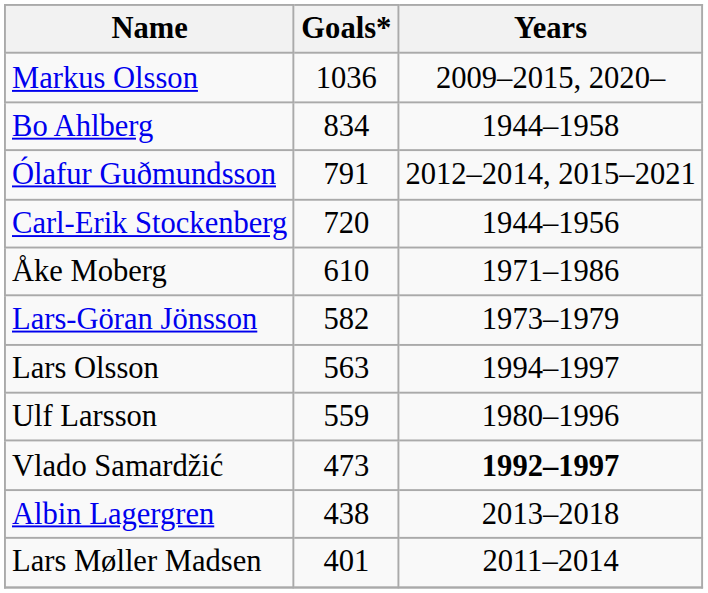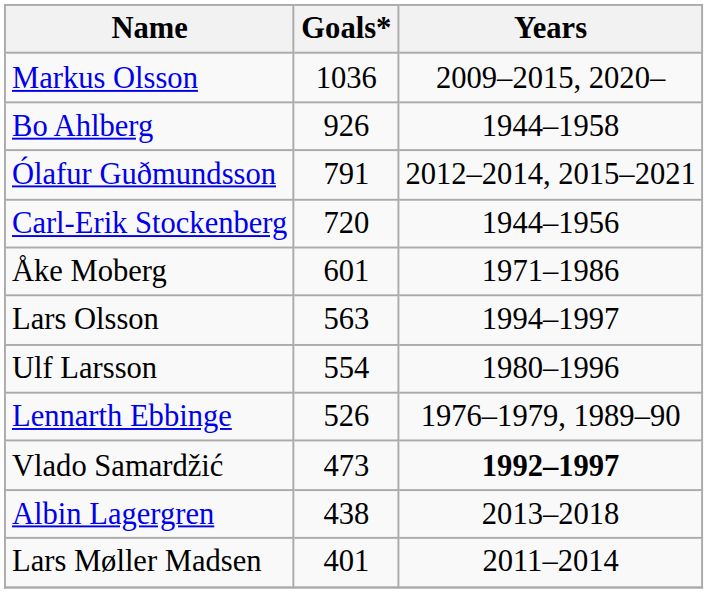(346, 125) 834 -> (346, 125) 926
(346, 271) 610 -> (346, 271) 601
- row: (135, 319)
(346, 416) 559 -> (346, 367) 554
+ row: (122, 416)
